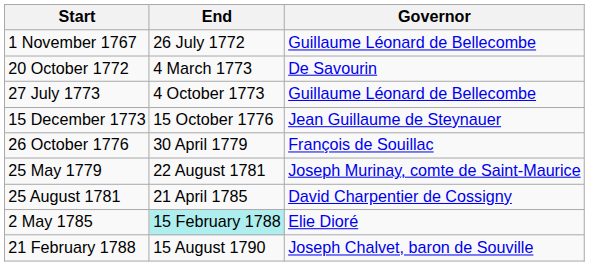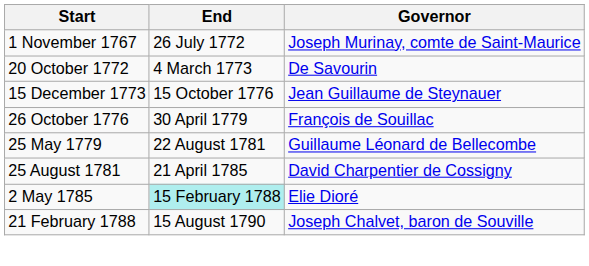(412, 42) Guillaume Léonard de Bellecombe -> (434, 42) Joseph Murinay, comte de Saint-Maurice
- row: (54, 94)
(434, 171) Joseph Murinay, comte de Saint-Maurice -> (412, 145) Guillaume Léonard de Bellecombe
